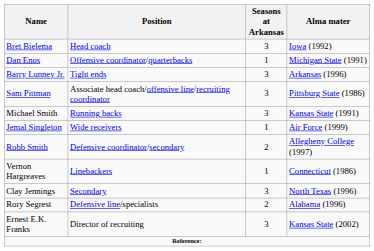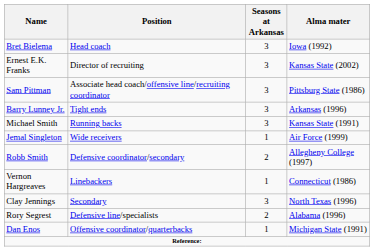rows swapped: (23, 60) <-> (26, 224)
rows swapped: (29, 94) <-> (35, 75)
